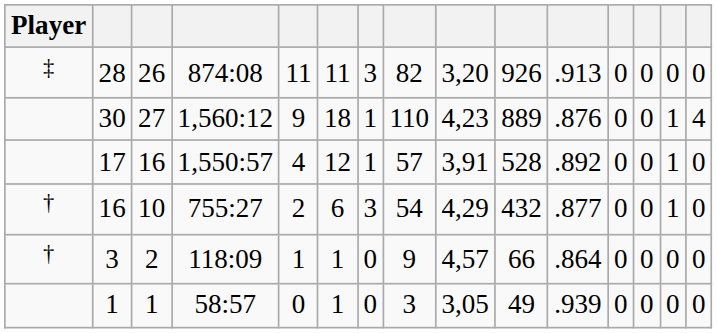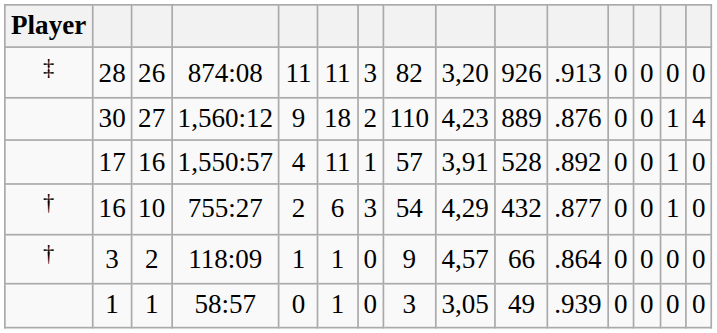(370, 119) 1 -> (370, 119) 2
(338, 161) 12 -> (338, 161) 11
